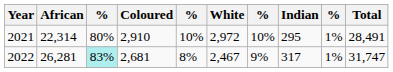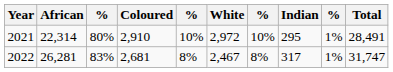(102, 57) paleturquoise background -> (102, 57) no background
(259, 57) 9% -> (259, 57) 8%
